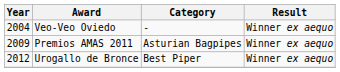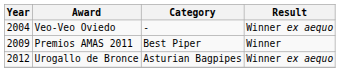(192, 44) Asturian Bagpipes -> (172, 44) Best Piper
(290, 44) Winner ex aequo -> (264, 44) Winner
(172, 59) Best Piper -> (192, 59) Asturian Bagpipes
